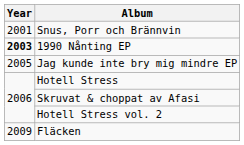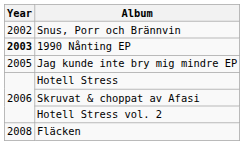(19, 30) 2001 -> (19, 30) 2002
(19, 132) 2009 -> (19, 132) 2008
